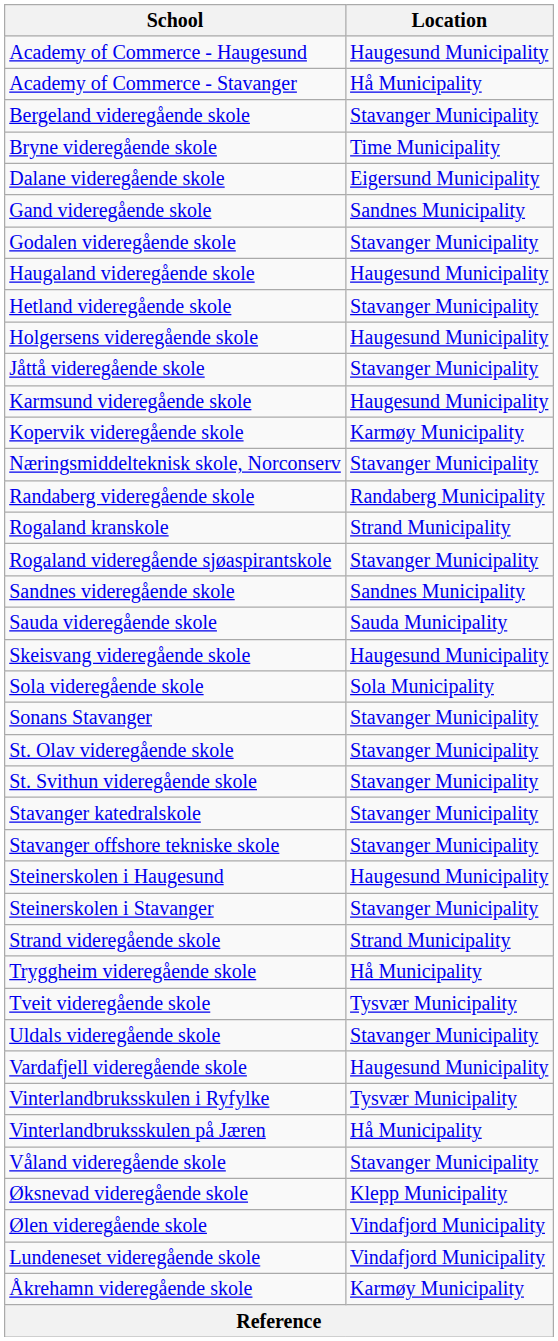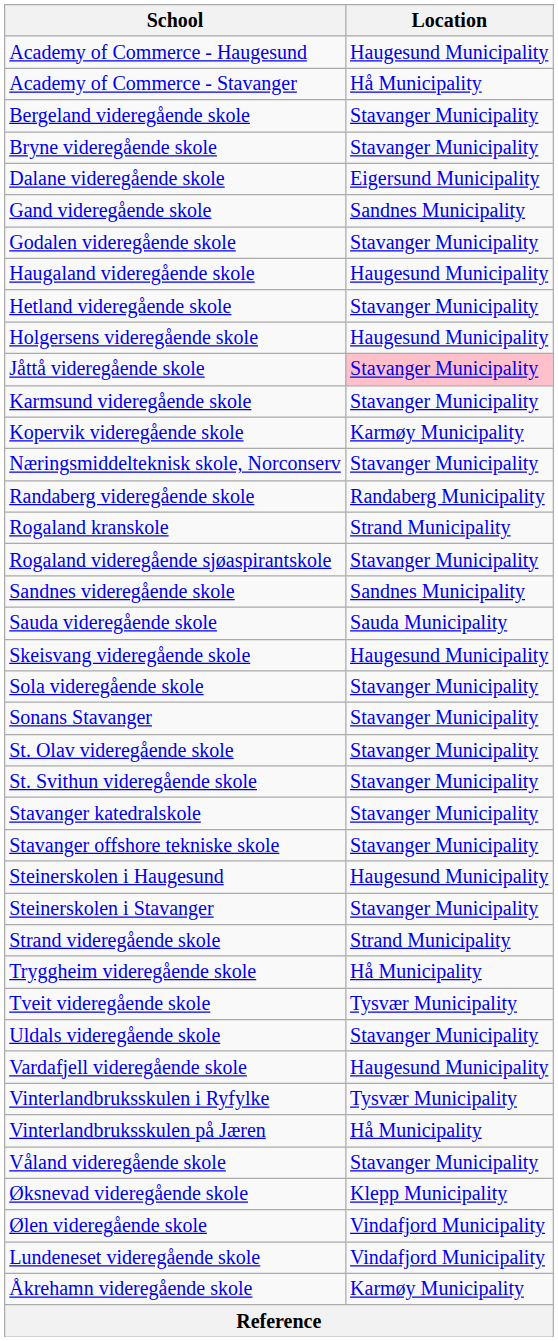(425, 147) Time Municipality -> (444, 147) Stavanger Municipality
(444, 369) no background -> (444, 369) pink background
(449, 400) Haugesund Municipality -> (444, 400) Stavanger Municipality
(422, 686) Sola Municipality -> (444, 686) Stavanger Municipality
